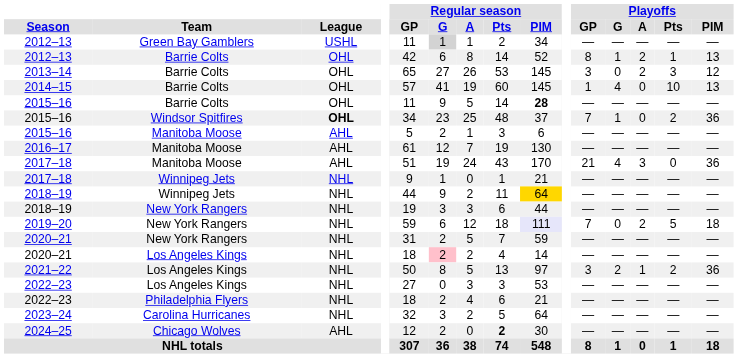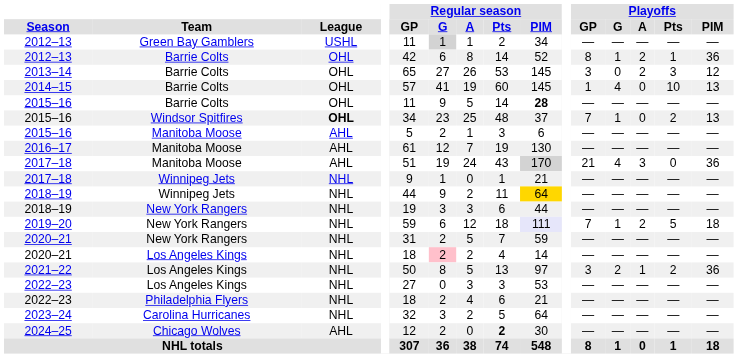(713, 57) 13 -> (713, 57) 36
(713, 118) 36 -> (713, 118) 13
(541, 163) no background -> (541, 163) lightgrey background
(618, 224) 0 -> (618, 224) 1
